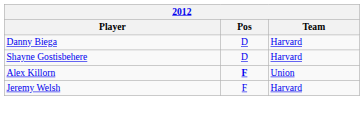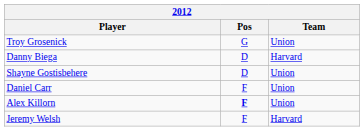+ row: (37, 42)
(286, 57) Harvard -> (283, 73) Union
+ row: (29, 88)
